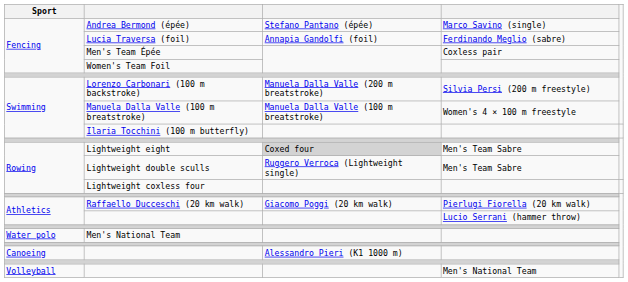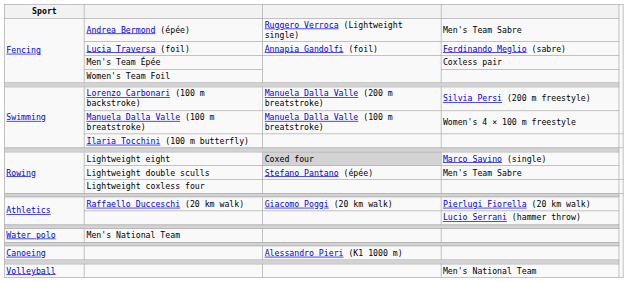(319, 25) Stefano Pantano (épée) -> (334, 30) Ruggero Verroca (Lightweight single)
(495, 25) Marco Savino (single) -> (482, 30) Men's Team Sabre
(482, 149) Men's Team Sabre -> (495, 158) Marco Savino (single)
(334, 167) Ruggero Verroca (Lightweight single) -> (319, 172) Stefano Pantano (épée)
